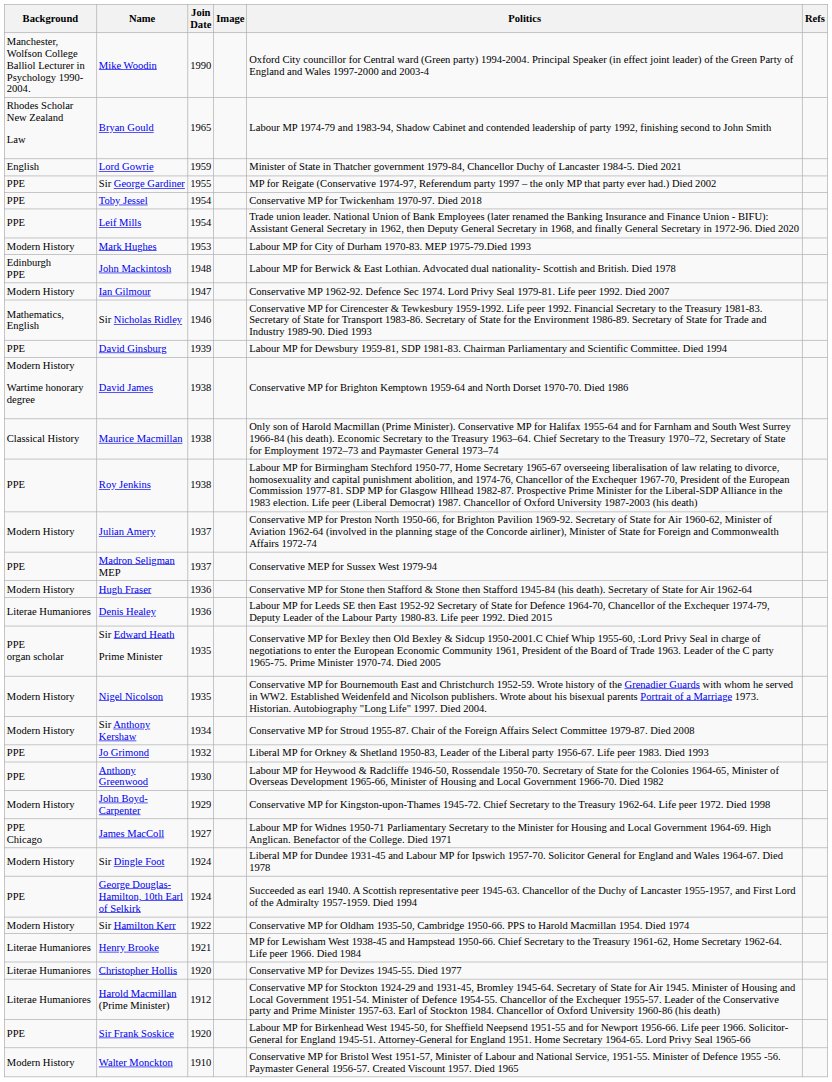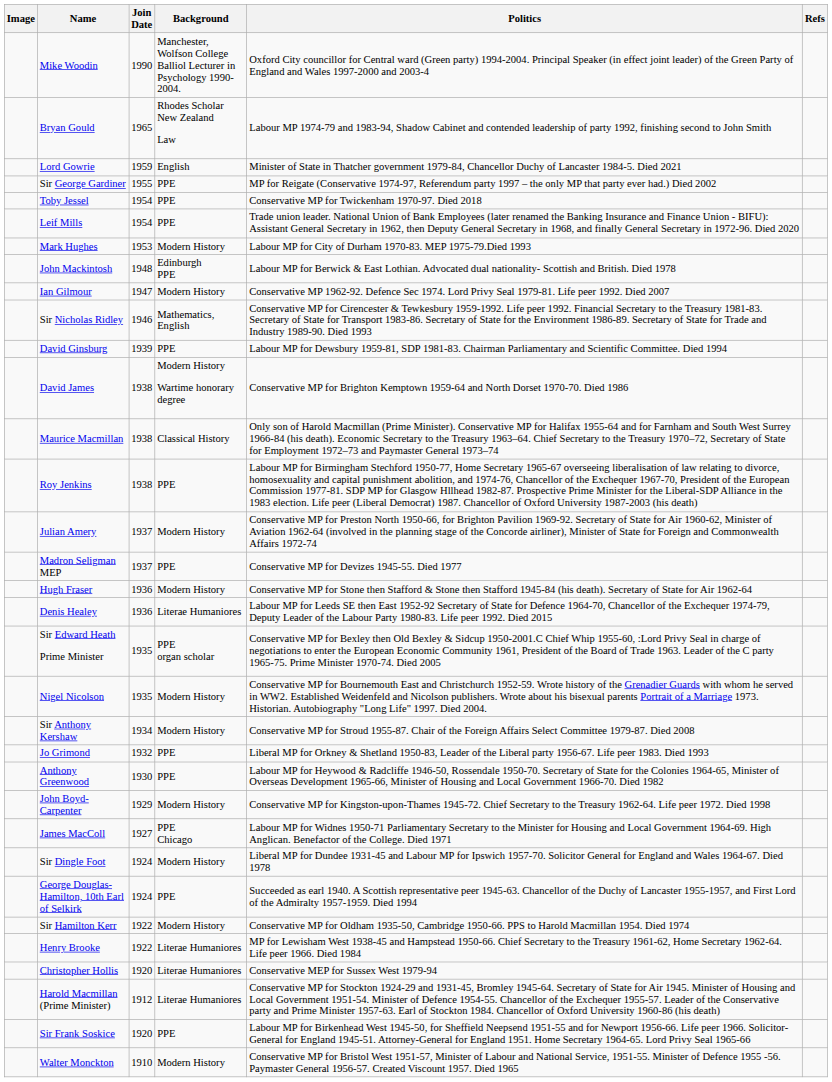columns swapped: (230, 18) <-> (50, 18)
(343, 566) Conservative MEP for Sussex West 1979-94 -> (355, 566) Conservative MP for Devizes 1945-55. Died 1977
(201, 948) 1921 -> (142, 948) 1922
(355, 970) Conservative MP for Devizes 1945-55. Died 1977 -> (343, 970) Conservative MEP for Sussex West 1979-94
